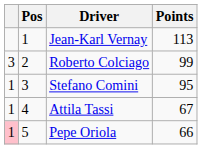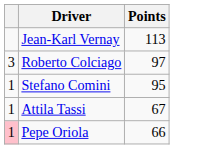- column: (32, 16)
(186, 62) 99 -> (159, 62) 97
